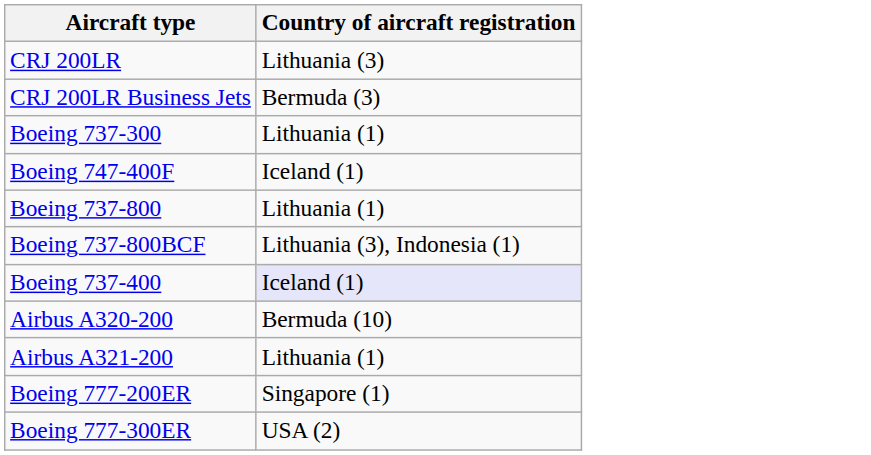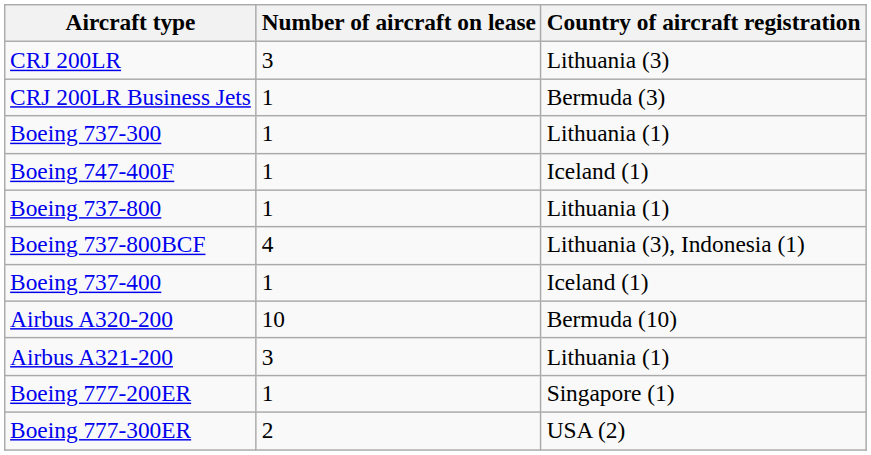+ column: (399, 23)
(313, 282) lavender background -> (598, 282) no background
